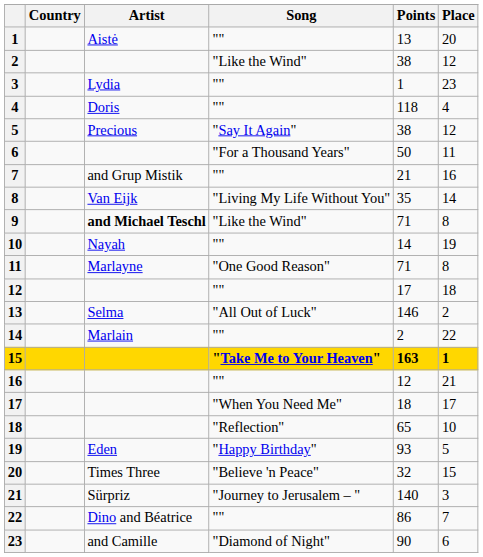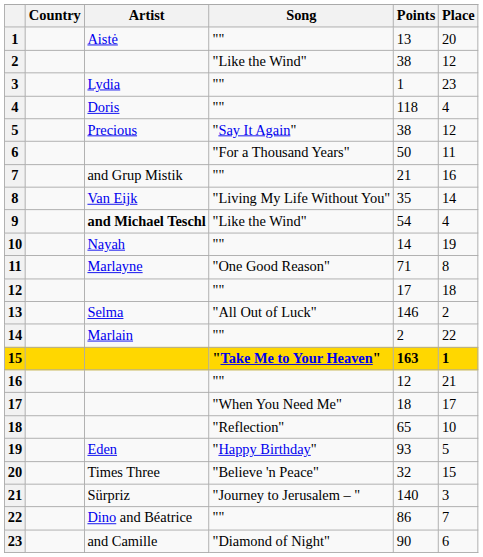(404, 221) 71 -> (404, 221) 54
(446, 221) 8 -> (446, 221) 4
